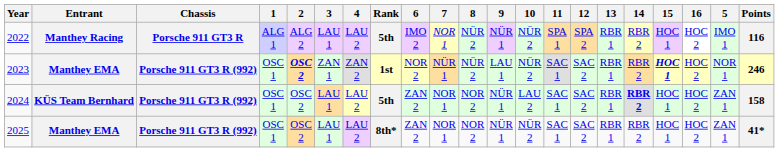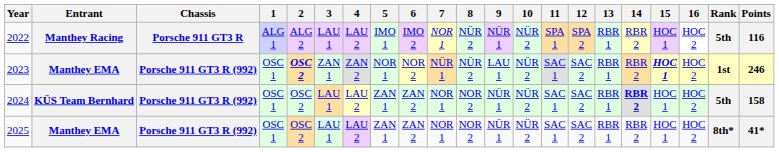columns swapped: (725, 13) <-> (386, 13)
(530, 100) LAU 2 -> (527, 100) NÜR 2
